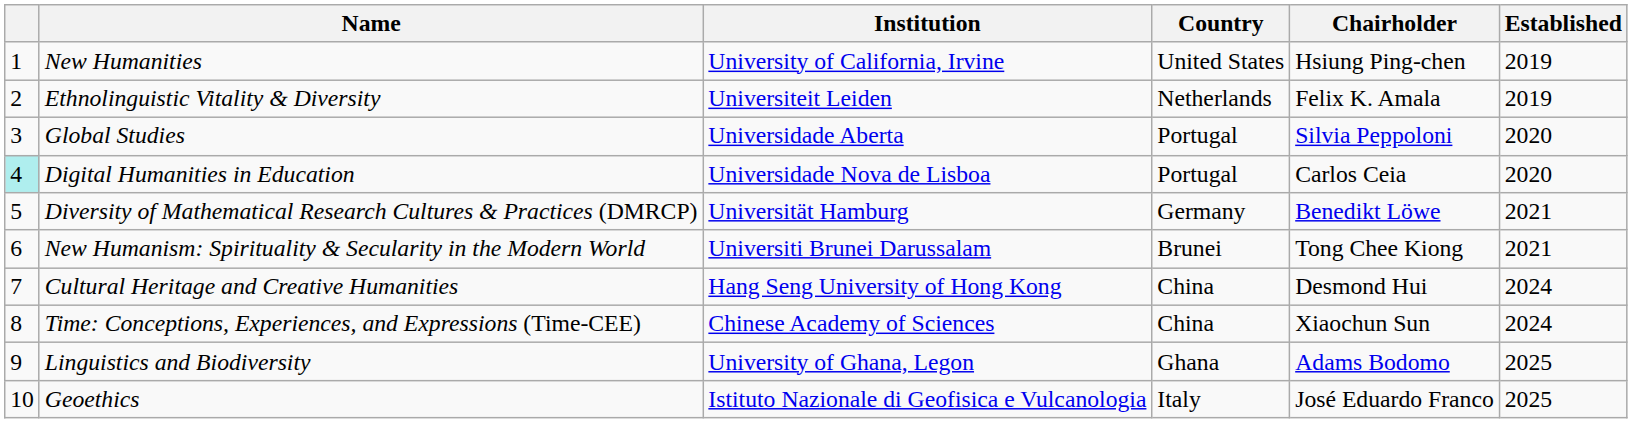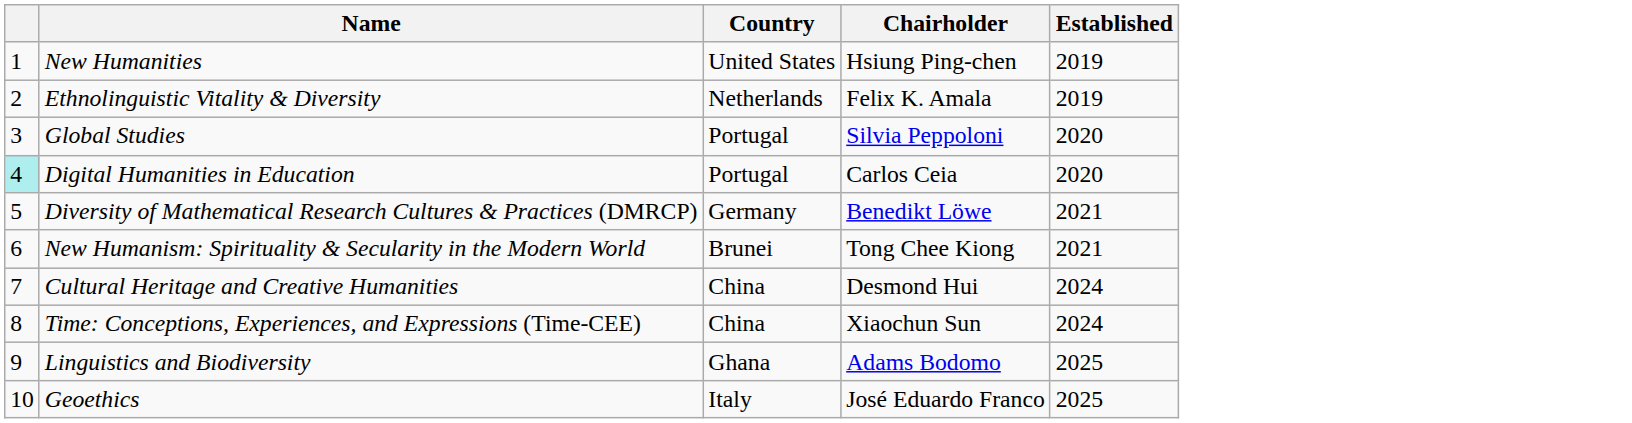- column: (927, 23)
